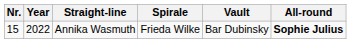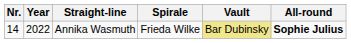(13, 30) 15 -> (13, 30) 14
(237, 30) no background -> (237, 30) khaki background
